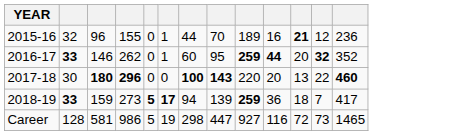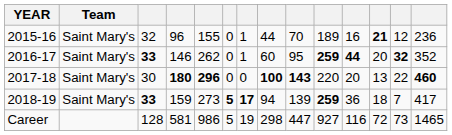+ column: (99, 15)
